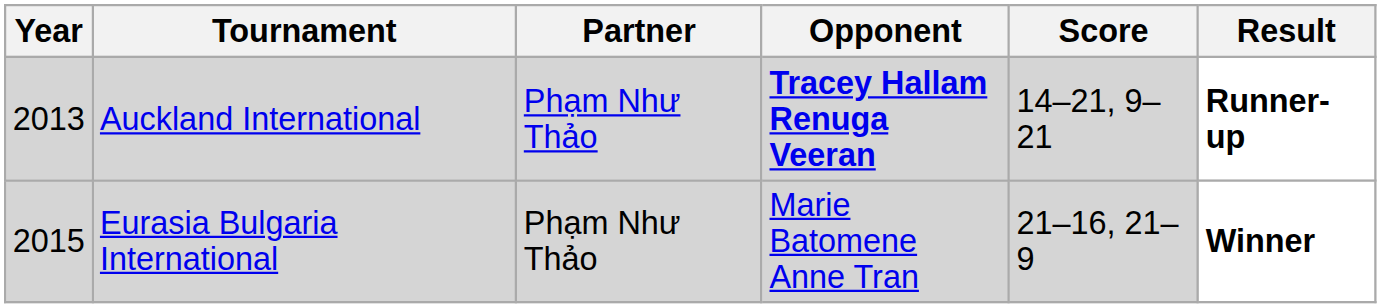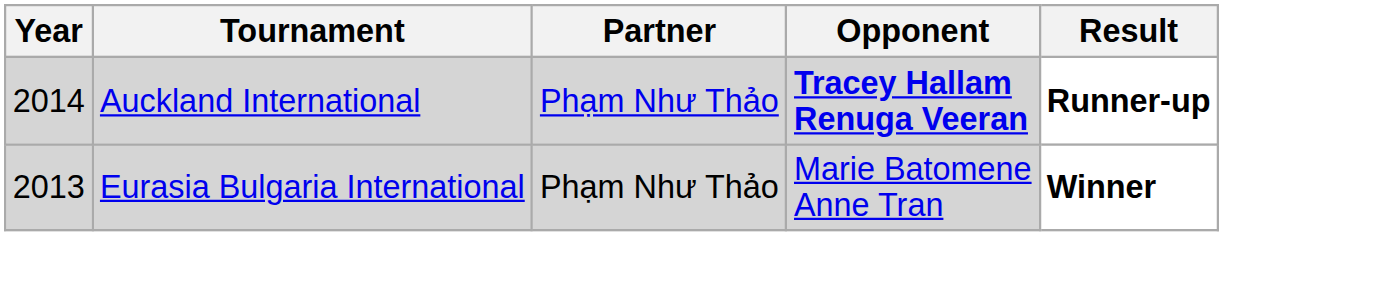- column: (1104, 31)
(49, 118) 2013 -> (49, 100) 2014
(49, 241) 2015 -> (49, 187) 2013
